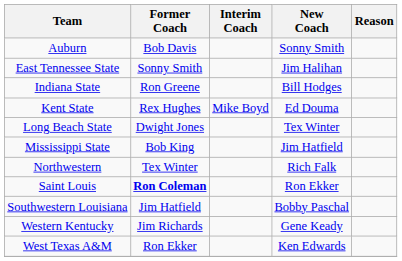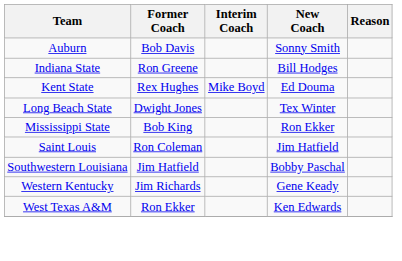- row: (67, 68)
(312, 147) Jim Hatfield -> (308, 127) Ron Ekker
- row: (67, 166)
(170, 186) bold -> (168, 147) normal
(312, 186) Ron Ekker -> (308, 147) Jim Hatfield
